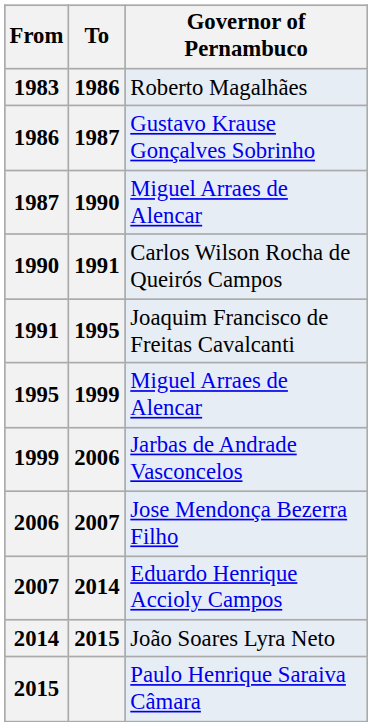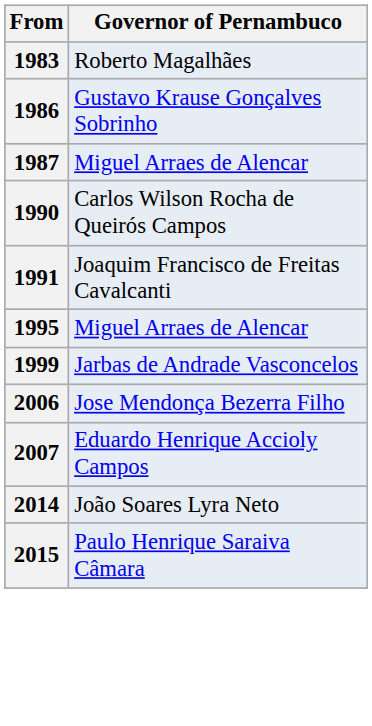- column: (97, 36)
